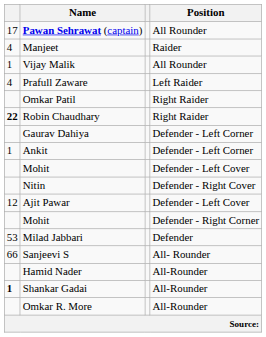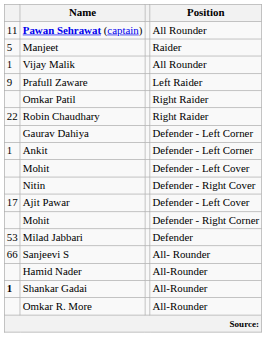(12, 30) 17 -> (12, 30) 11
(10, 47) 4 -> (10, 47) 5
(10, 82) 4 -> (10, 82) 9
(12, 116) bold -> (12, 116) normal
(12, 202) 12 -> (12, 202) 17
